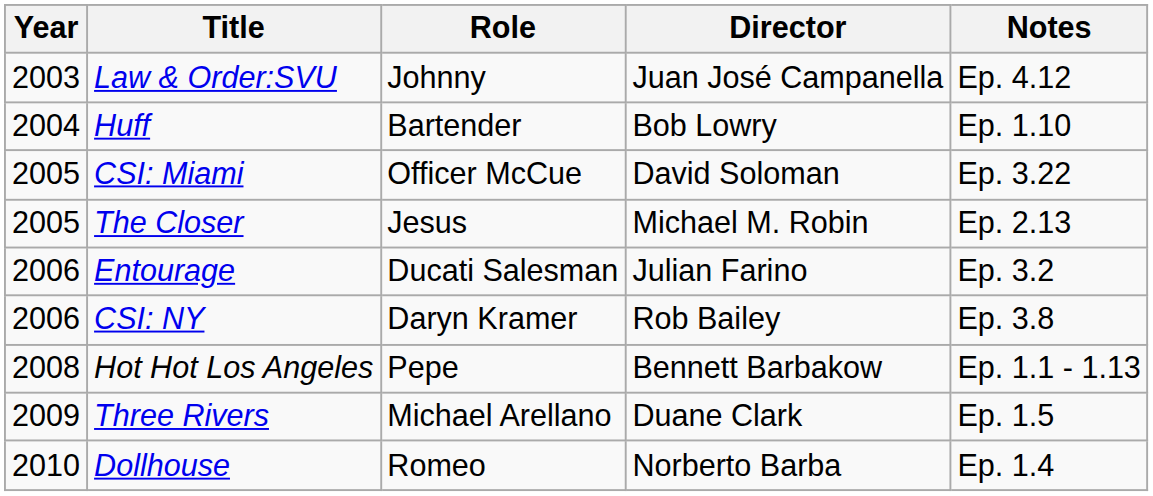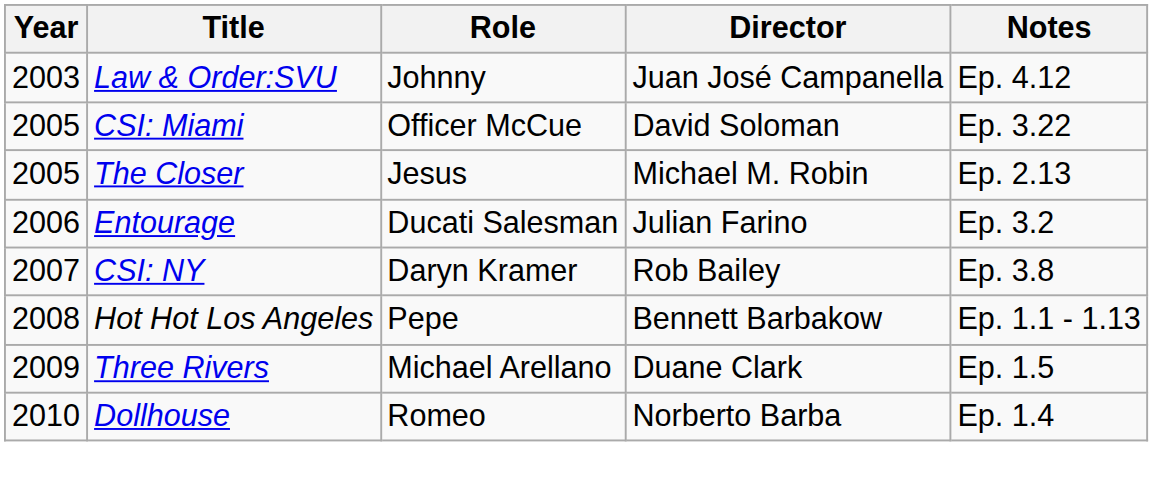- row: (122, 125)
(46, 319) 2006 -> (46, 271) 2007
